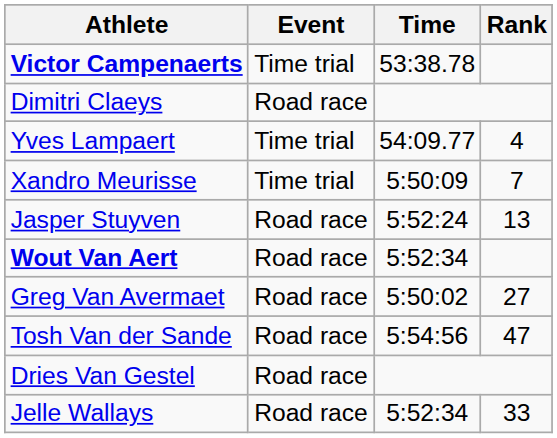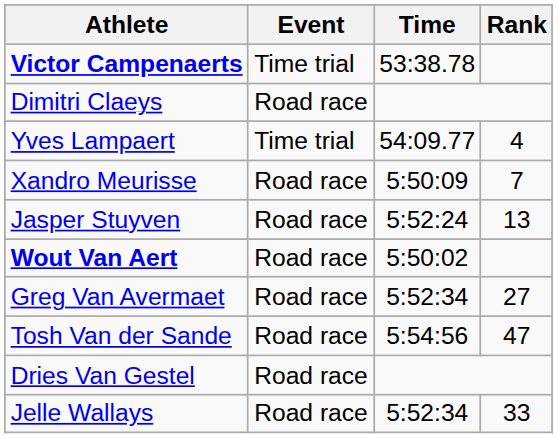(304, 180) Time trial -> (311, 180) Road race
(427, 258) 5:52:34 -> (427, 258) 5:50:02
(427, 297) 5:50:02 -> (427, 297) 5:52:34
